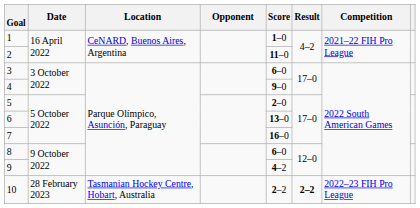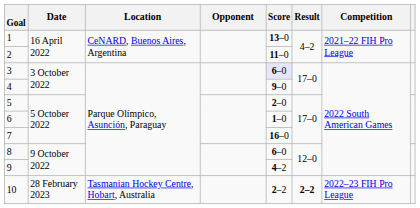(279, 39) 1–0 -> (279, 39) 13–0
(279, 71) no background -> (279, 71) lavender background
(279, 119) 13–0 -> (279, 119) 1–0
